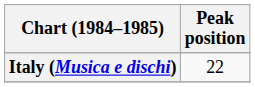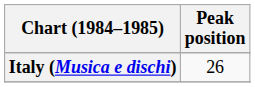(215, 67) 22 -> (215, 67) 26
